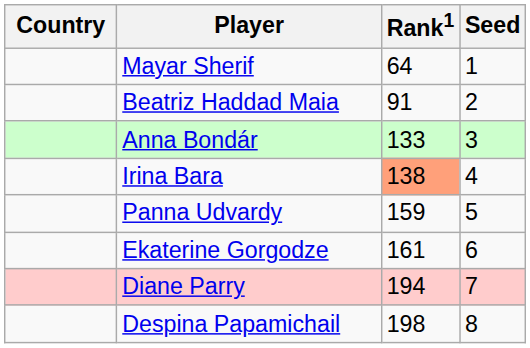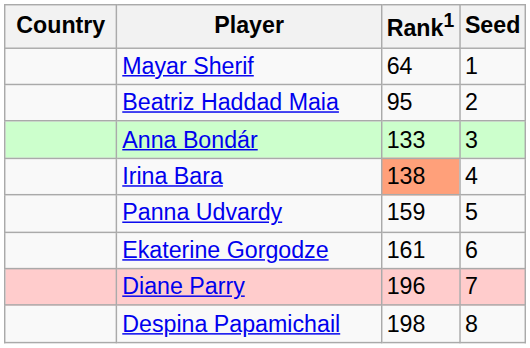(400, 102) 91 -> (400, 102) 95
(406, 286) 194 -> (406, 286) 196
